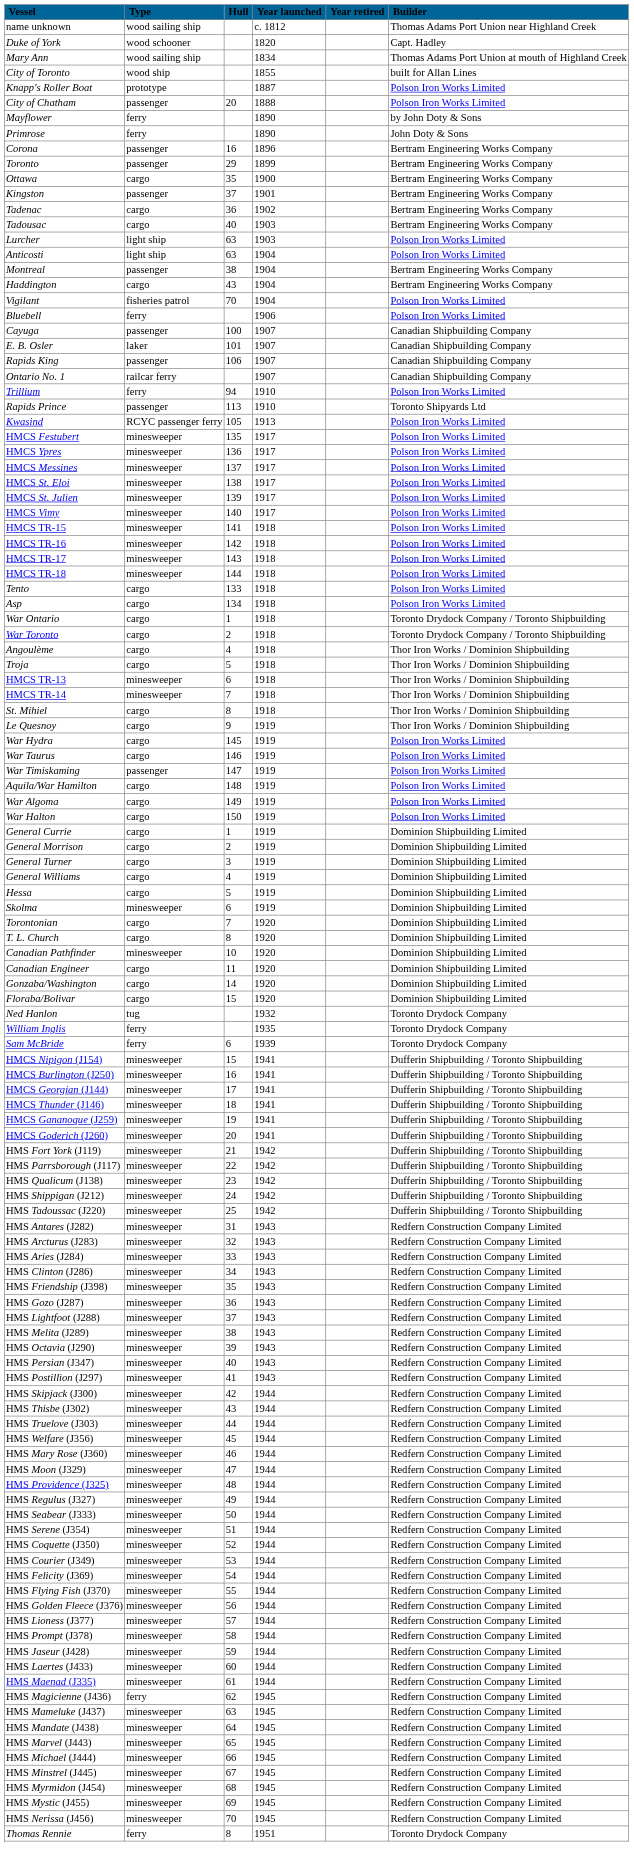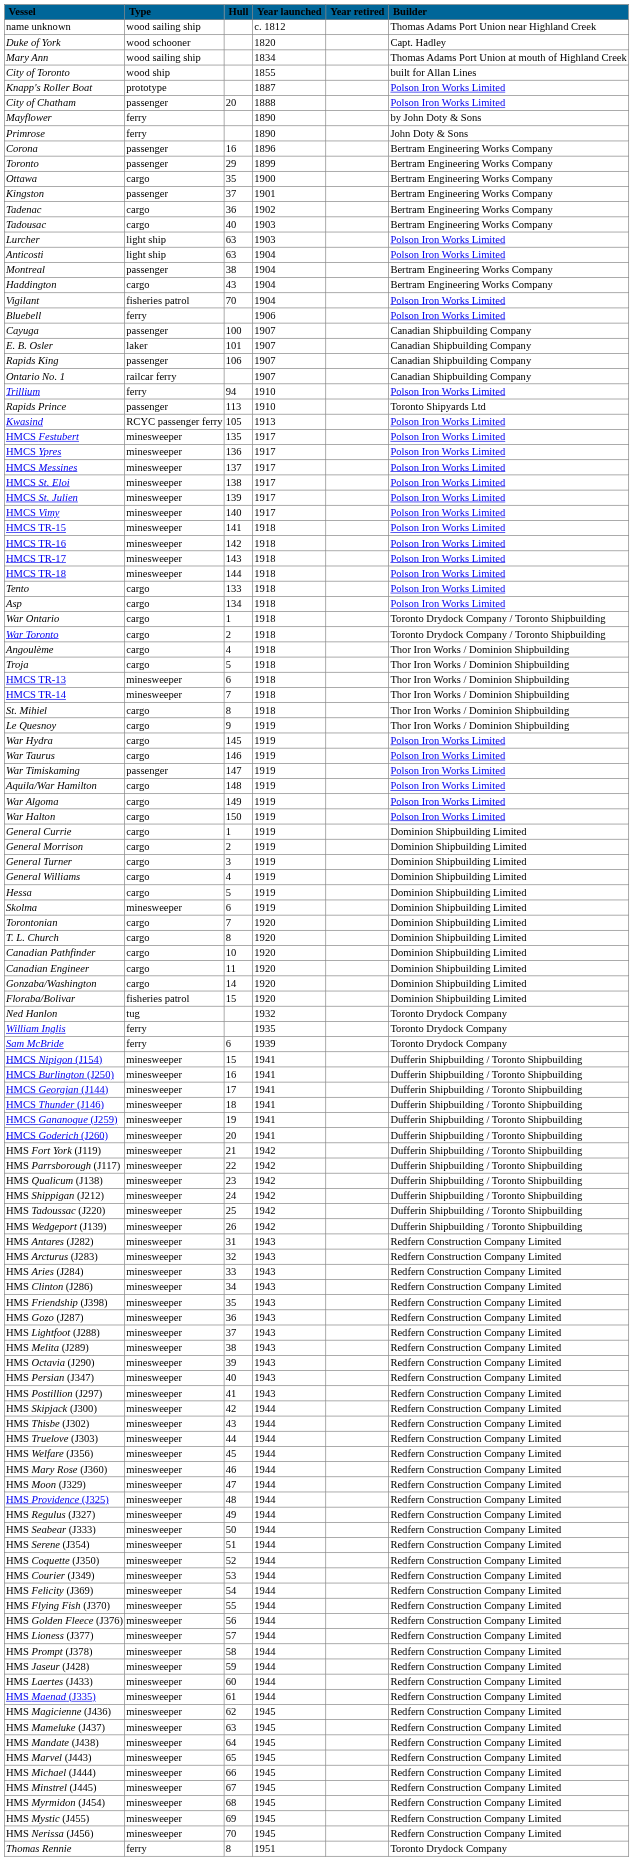(154, 953) minesweeper -> (138, 953) cargo
(138, 998) cargo -> (158, 998) fisheries patrol
+ row: (56, 1226)
(137, 1697) ferry -> (154, 1712) minesweeper
